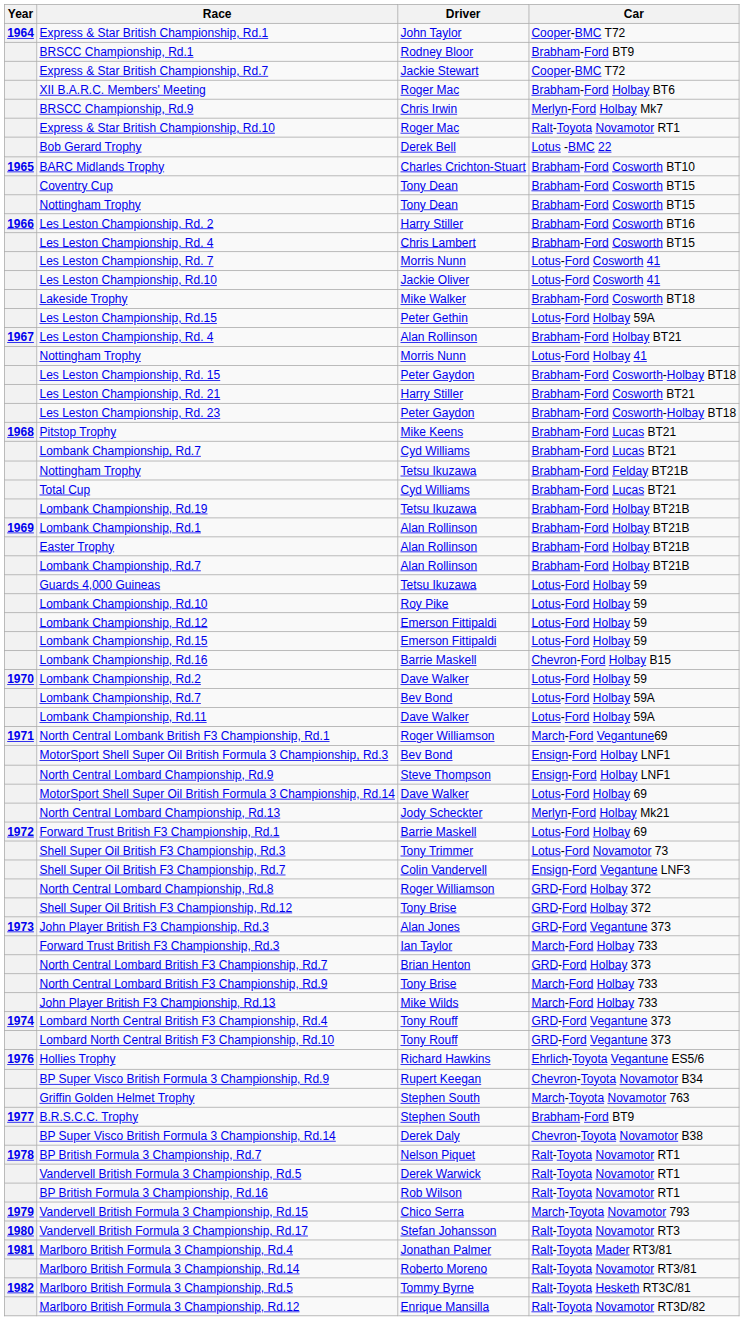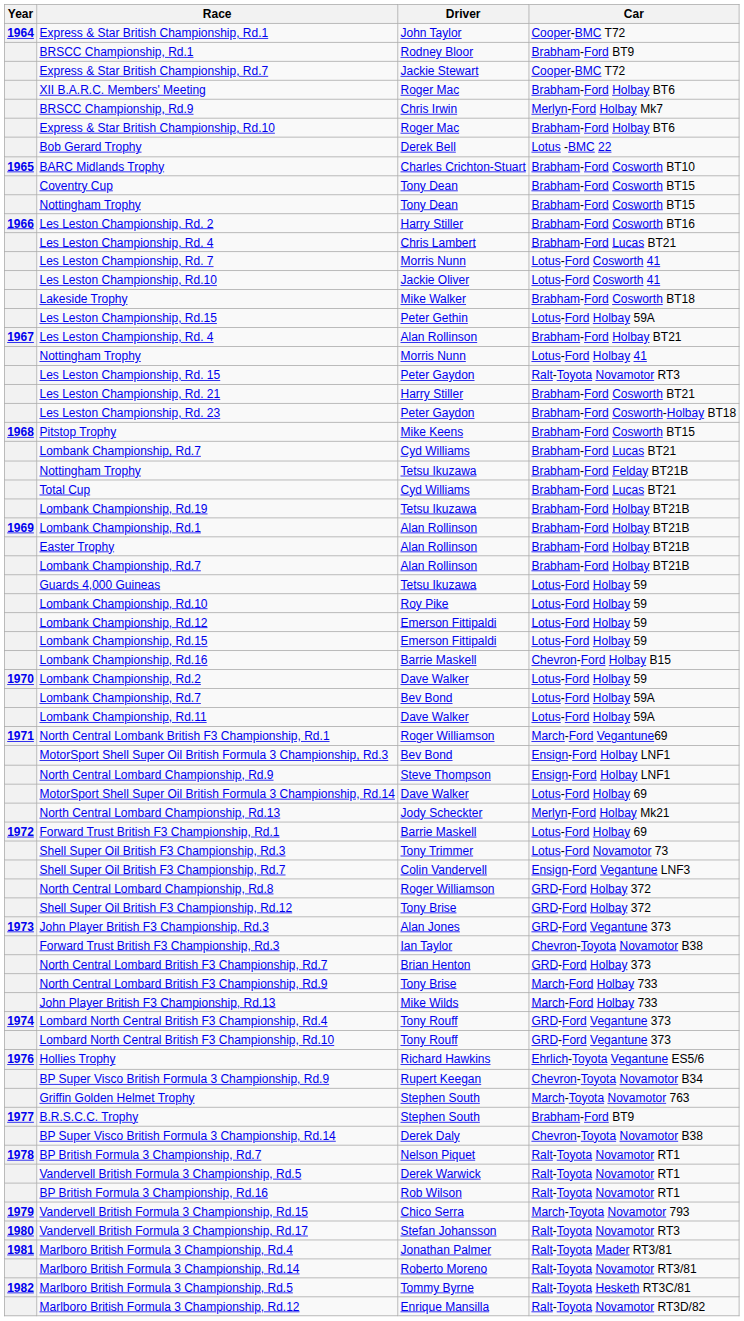(606, 128) Ralt-Toyota Novamotor RT1 -> (603, 128) Brabham-Ford Holbay BT6
(613, 242) Brabham-Ford Cosworth BT15 -> (604, 242) Brabham-Ford Lucas BT21
(634, 375) Brabham-Ford Cosworth-Holbay BT18 -> (606, 375) Ralt-Toyota Novamotor RT3
(604, 432) Brabham-Ford Lucas BT21 -> (613, 432) Brabham-Ford Cosworth BT15
(594, 946) March-Ford Holbay 733 -> (617, 946) Chevron-Toyota Novamotor B38
